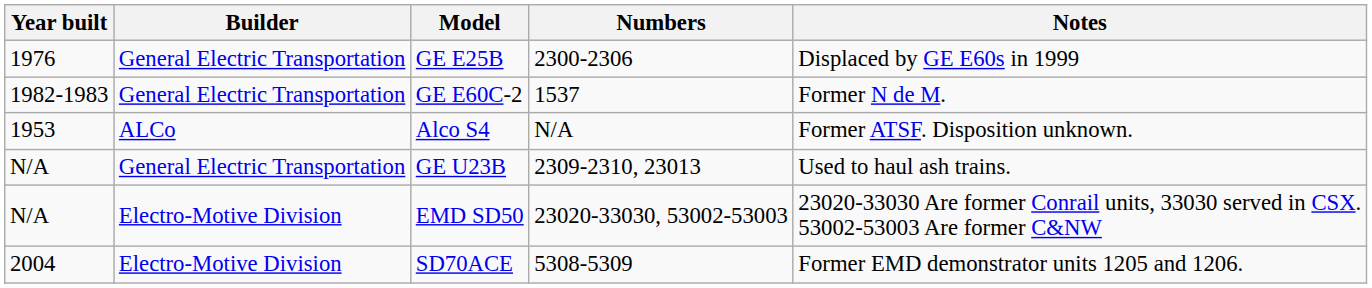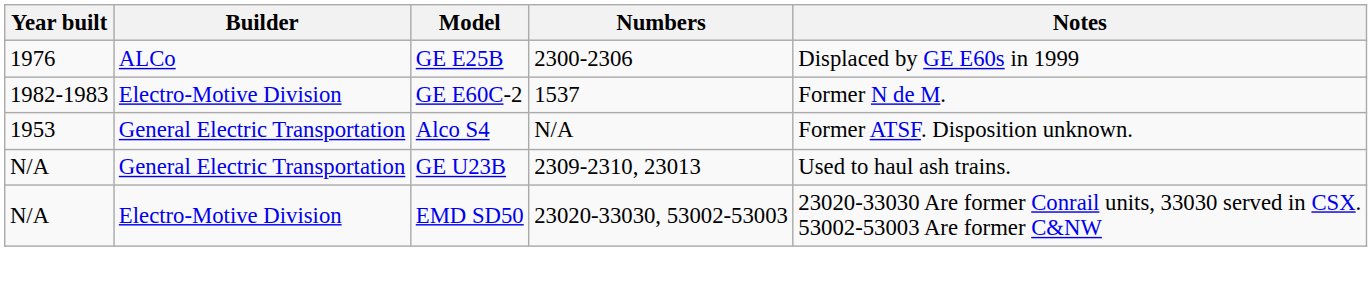(262, 58) General Electric Transportation -> (147, 58) ALCo
(262, 94) General Electric Transportation -> (230, 94) Electro-Motive Division
(147, 130) ALCo -> (262, 130) General Electric Transportation
- row: (464, 264)
